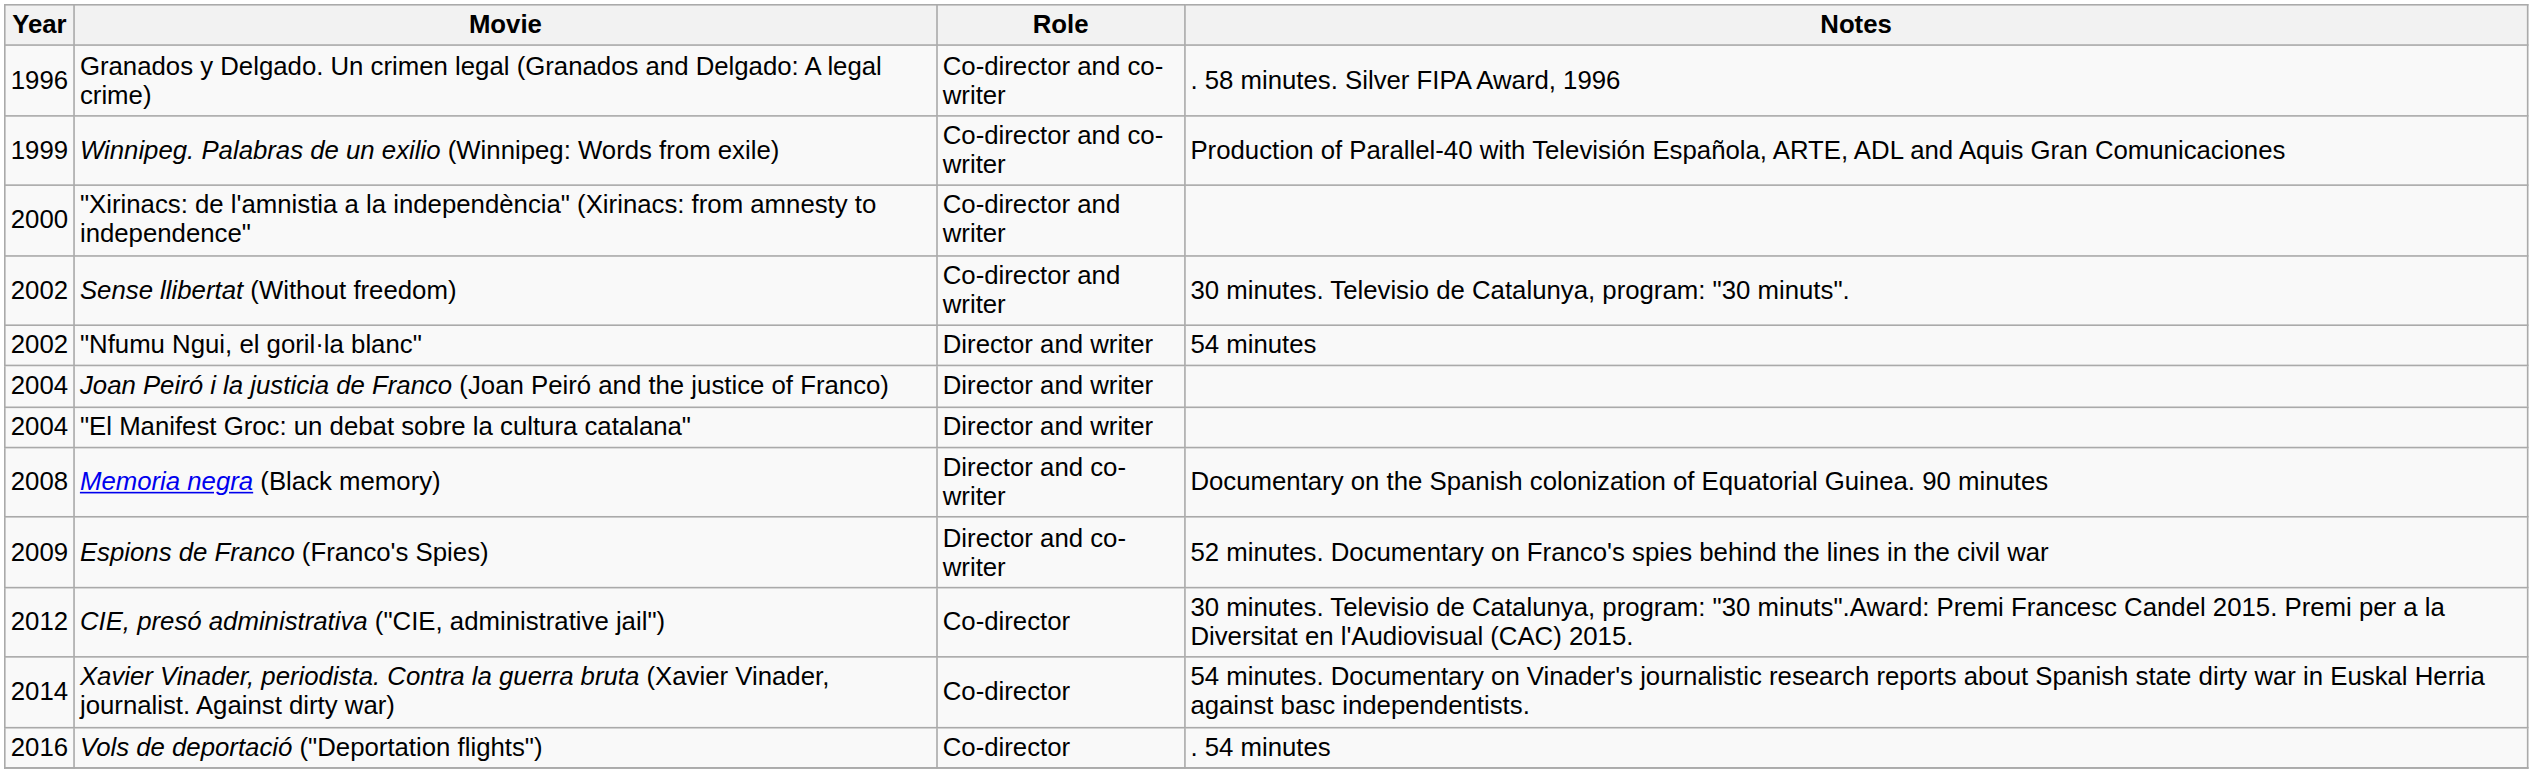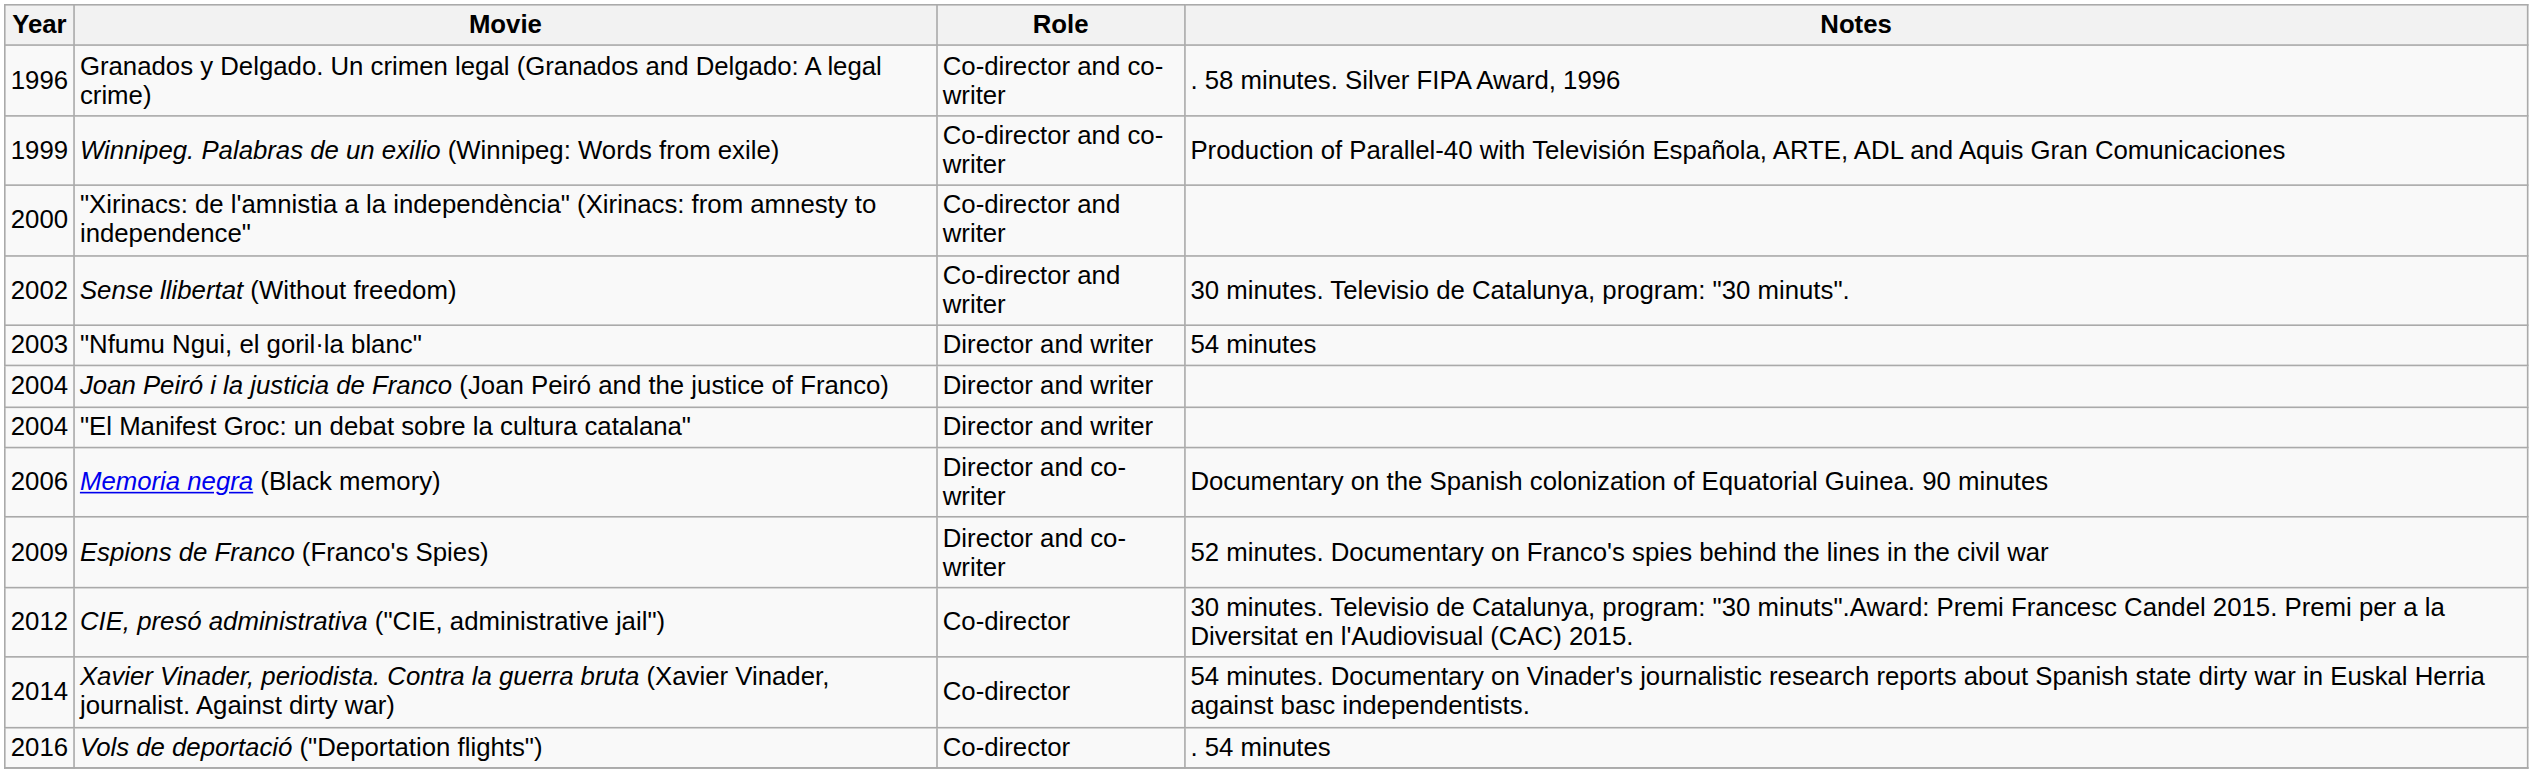(39, 345) 2002 -> (39, 345) 2003
(39, 482) 2008 -> (39, 482) 2006
